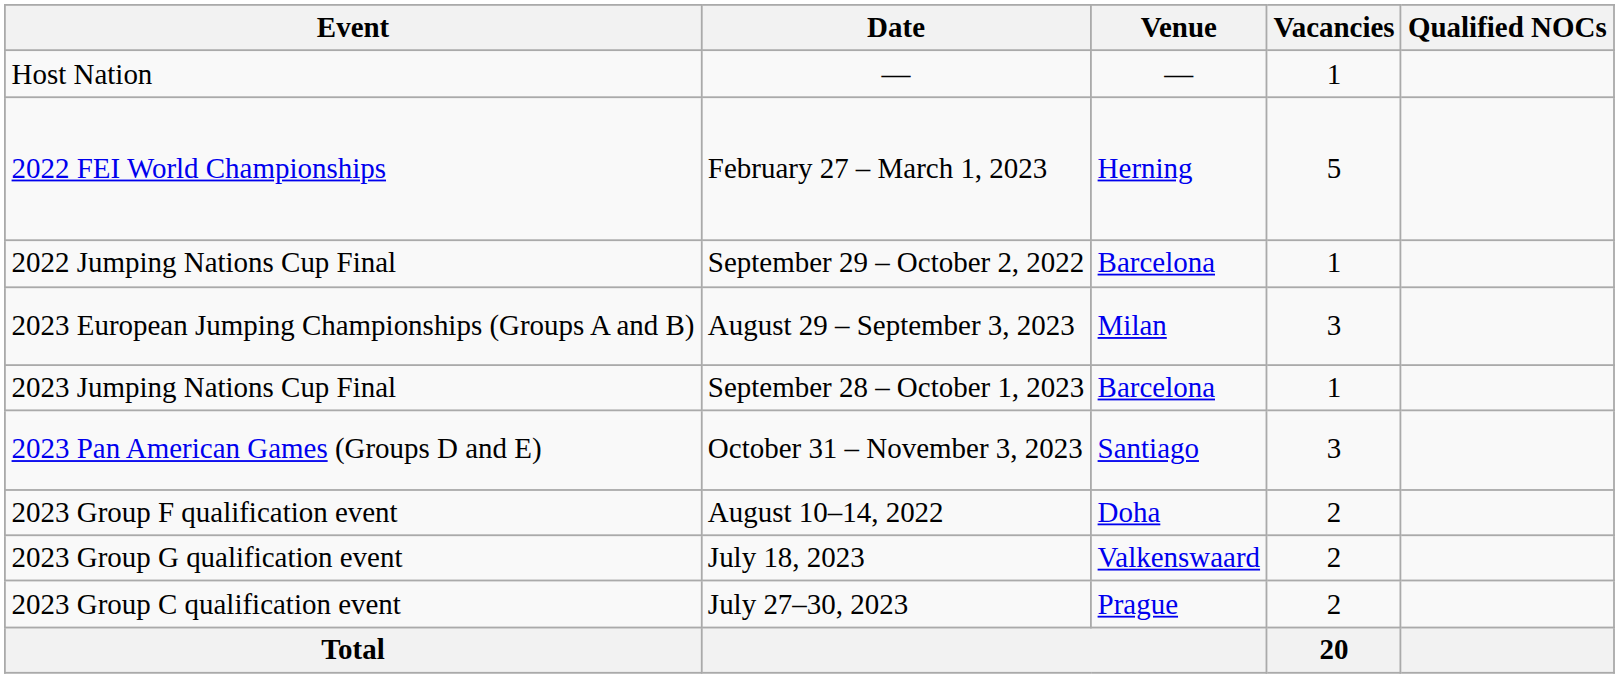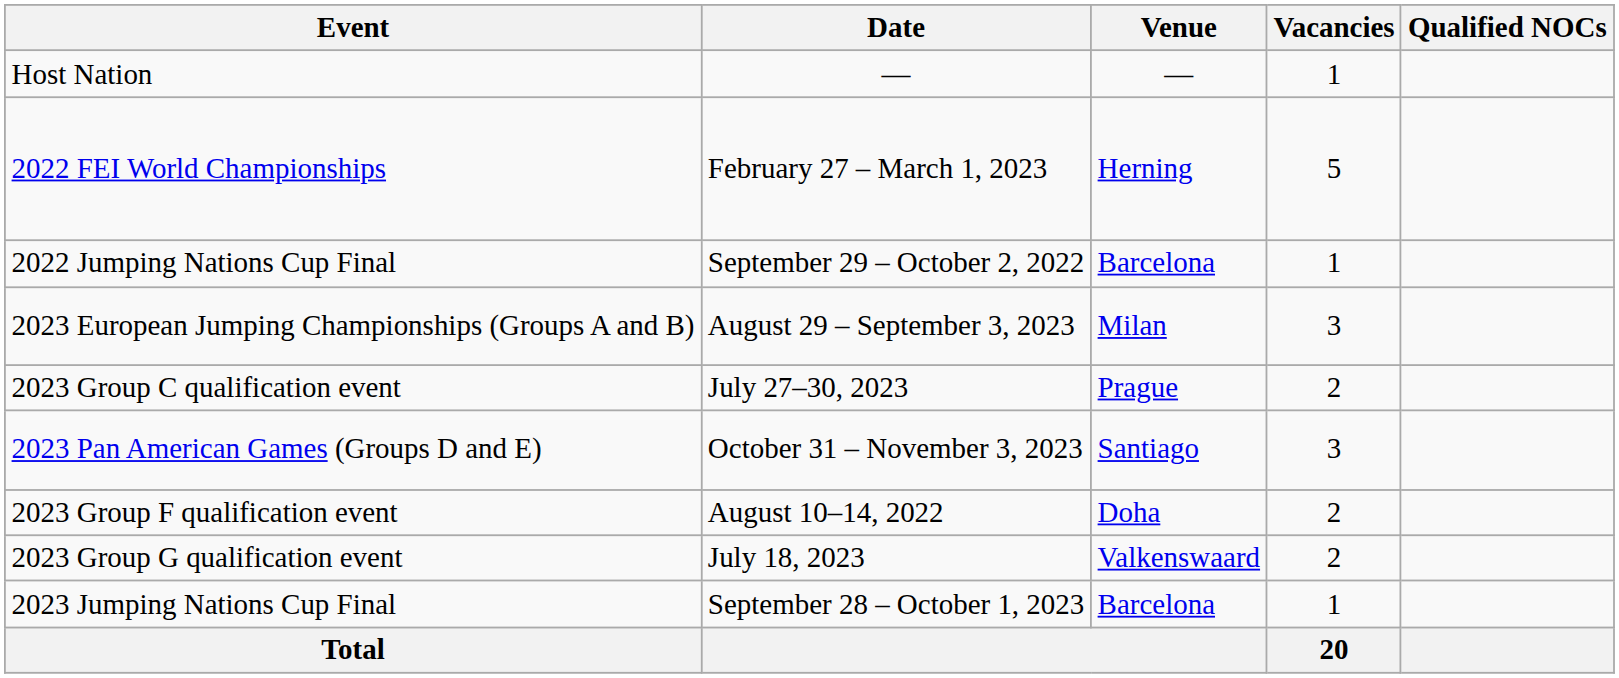rows swapped: (206, 603) <-> (204, 387)
